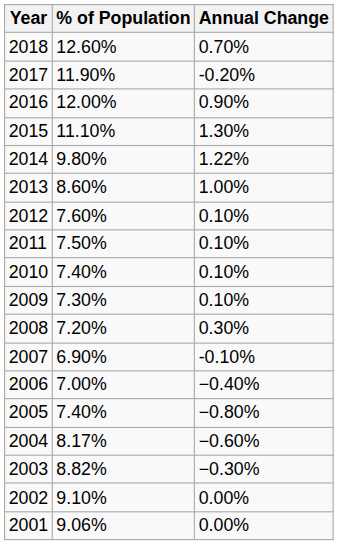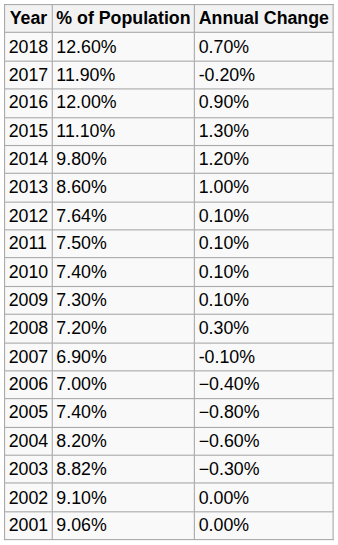(224, 159) 1.22% -> (224, 159) 1.20%
(82, 215) 7.60% -> (82, 215) 7.64%
(82, 441) 8.17% -> (82, 441) 8.20%
